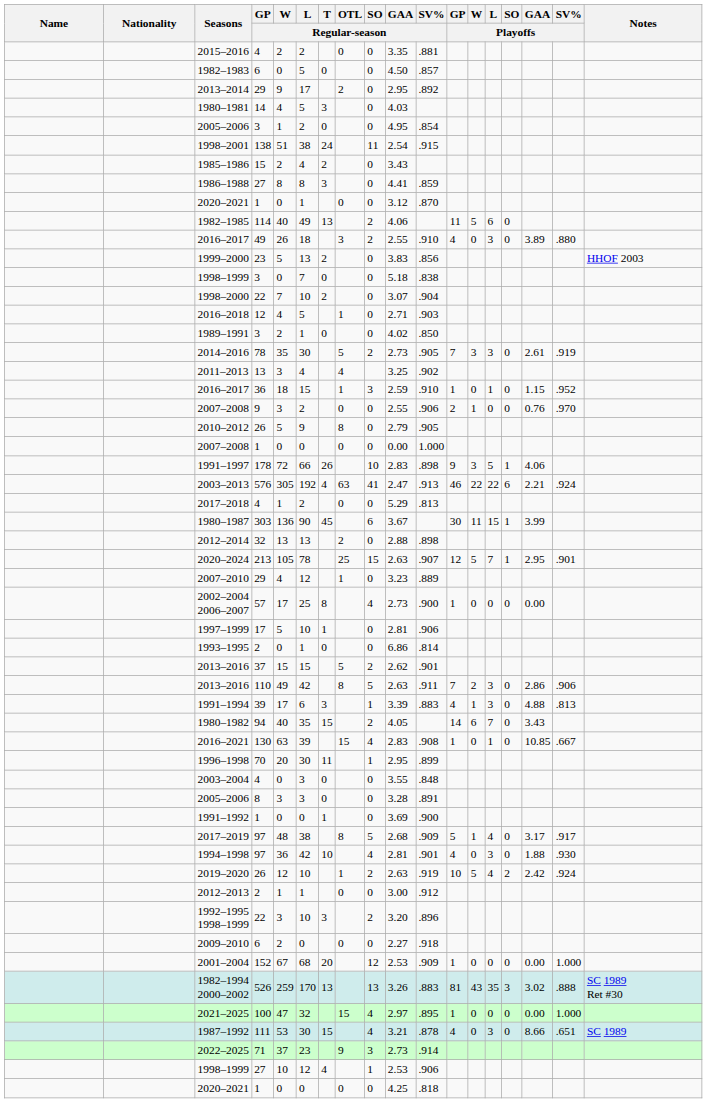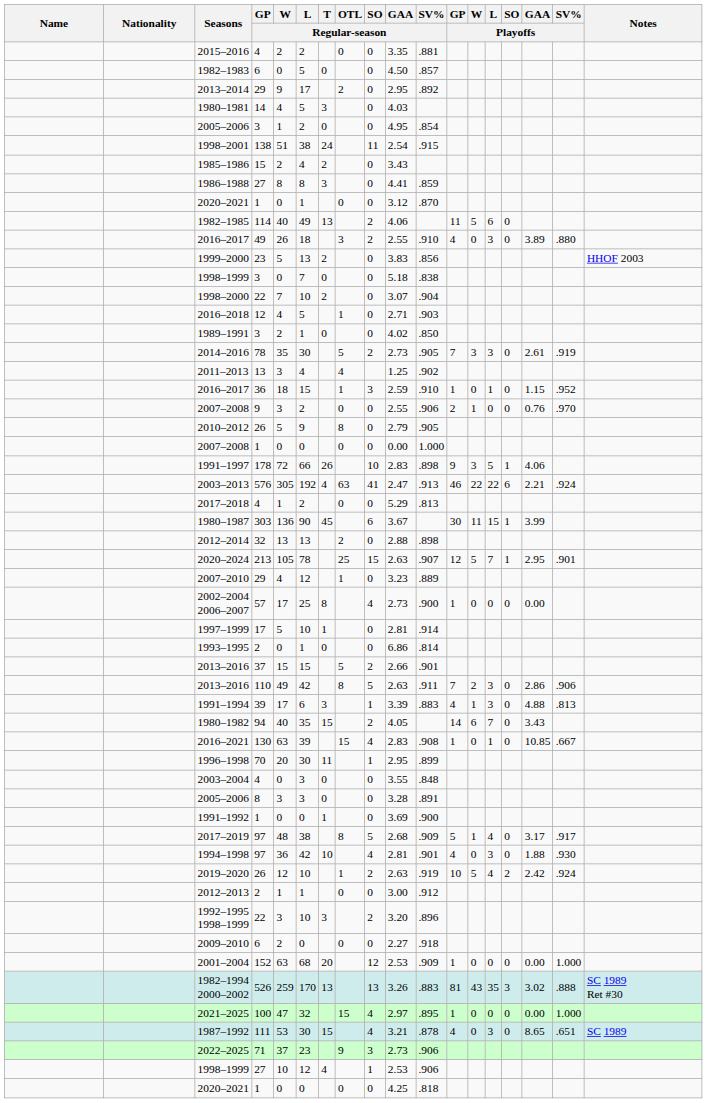(398, 371) 3.25 -> (398, 371) 1.25
(428, 629) .906 -> (428, 629) .914
(398, 666) 2.62 -> (398, 666) 2.66
(282, 962) 67 -> (282, 962) 63
(535, 1032) 8.66 -> (535, 1032) 8.65
(428, 1050) .914 -> (428, 1050) .906
